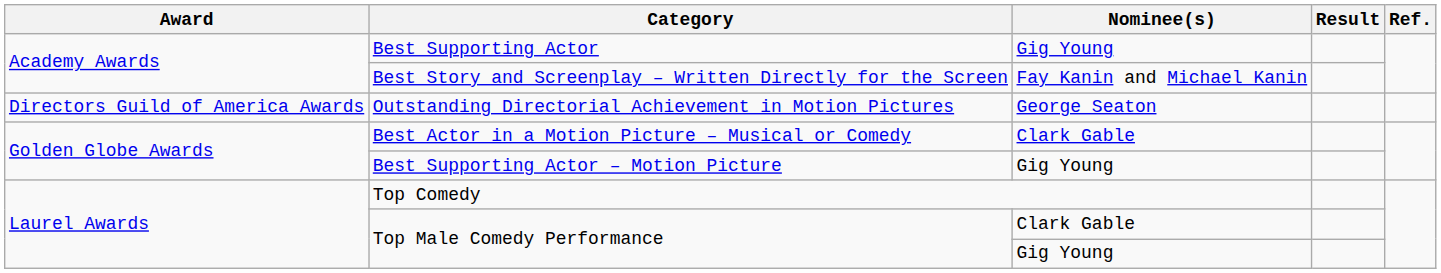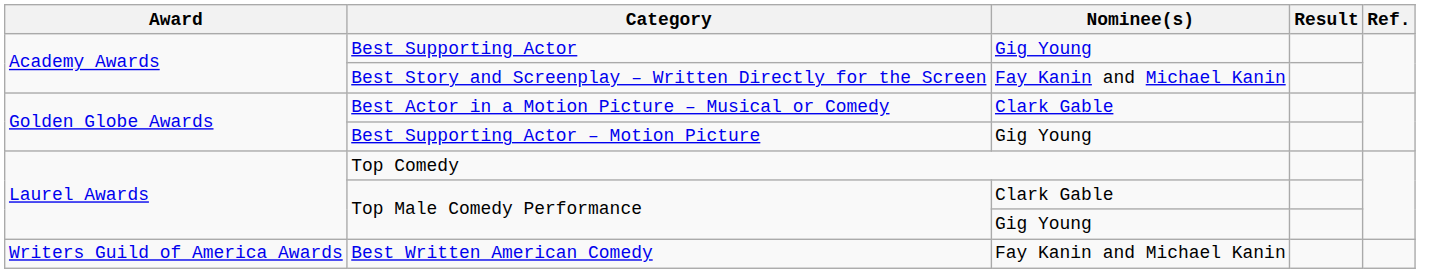- row: (663, 107)
+ row: (502, 253)
